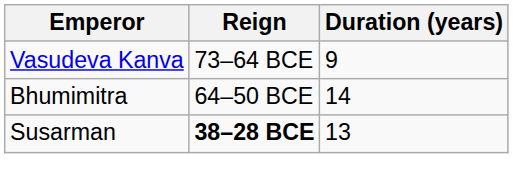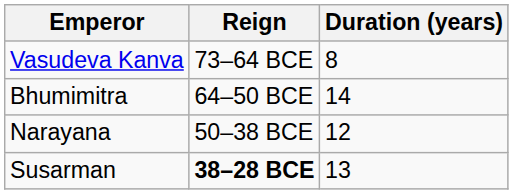(332, 59) 9 -> (332, 59) 8
+ row: (60, 133)
